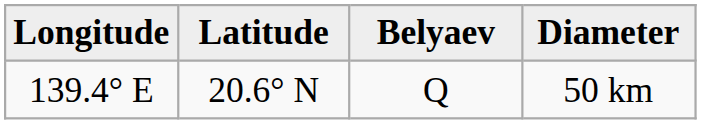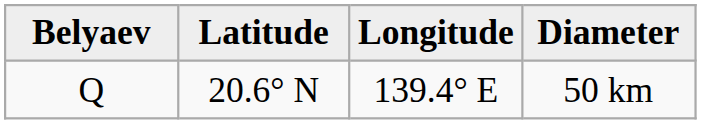columns swapped: (436, 32) <-> (91, 32)
